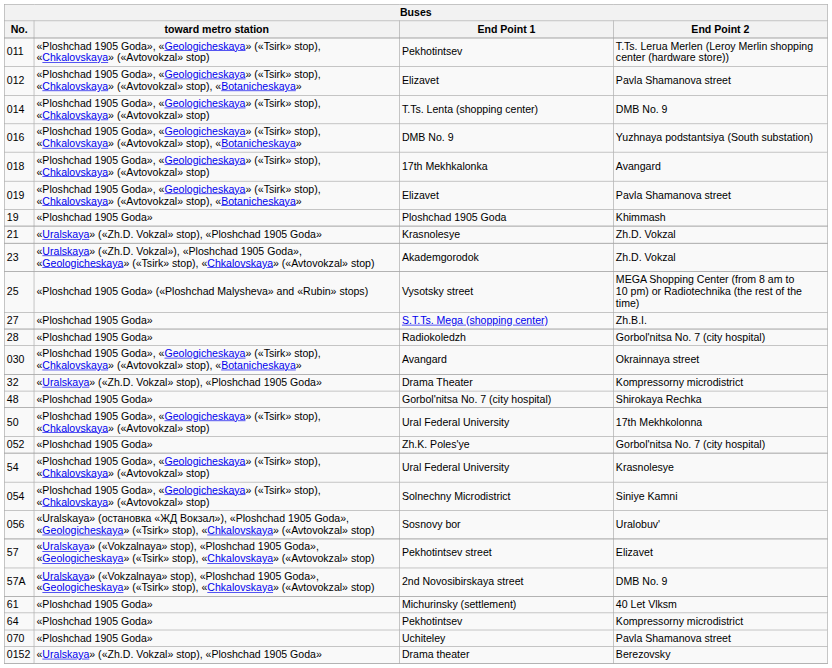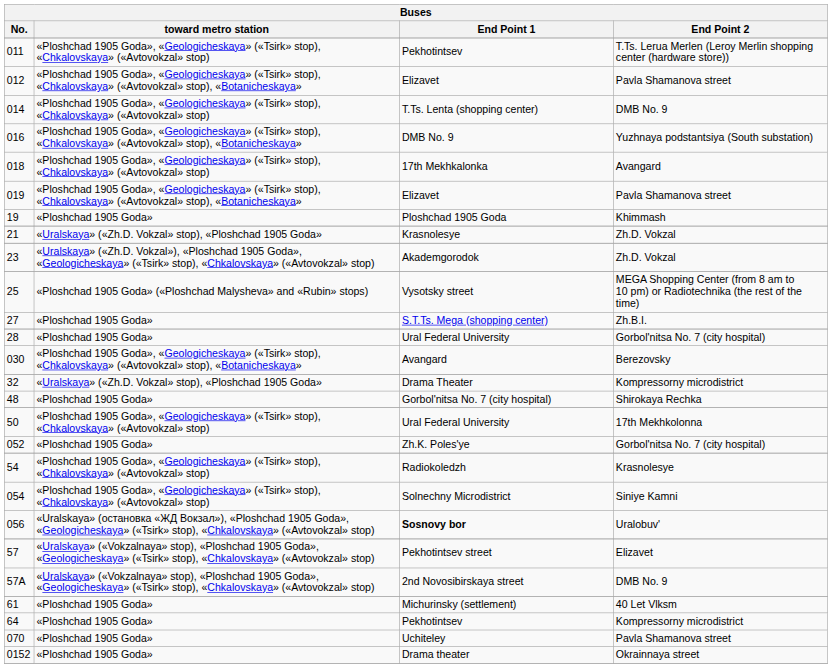(434, 337) Radiokoledzh -> (456, 337) Ural Federal University
(658, 360) Okrainnaya street -> (643, 360) Berezovsky
(456, 467) Ural Federal University -> (434, 467) Radiokoledzh
(431, 524) normal -> (434, 524) bold
(179, 655) «Uralskaya» («Zh.D. Vokzal» stop), «Ploshchad 1905 Goda» -> (95, 655) «Ploshchad 1905 Goda»
(643, 655) Berezovsky -> (658, 655) Okrainnaya street
